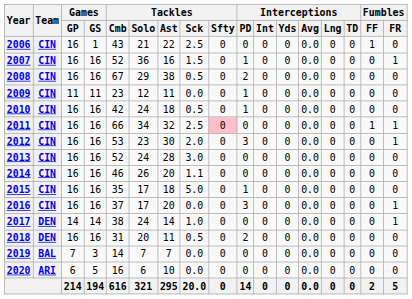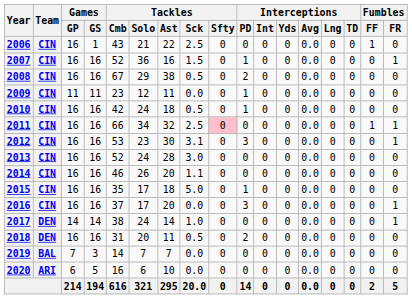(194, 141) 2.0 -> (194, 141) 3.1
